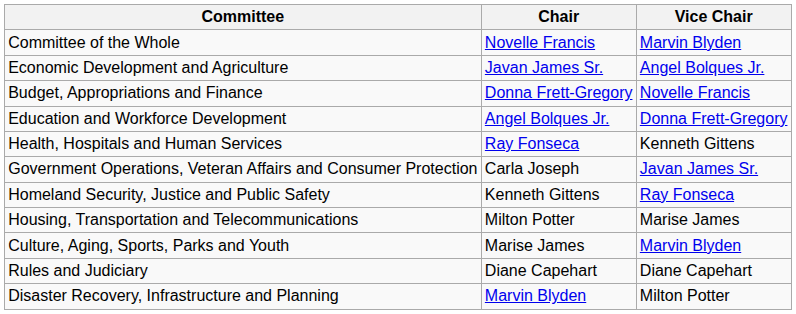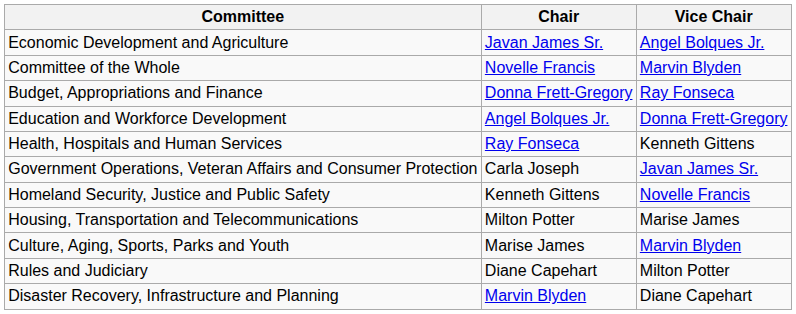rows swapped: (94, 42) <-> (148, 67)
(695, 93) Novelle Francis -> (687, 93) Ray Fonseca
(687, 194) Ray Fonseca -> (695, 194) Novelle Francis
(696, 270) Diane Capehart -> (685, 270) Milton Potter
(685, 296) Milton Potter -> (696, 296) Diane Capehart
